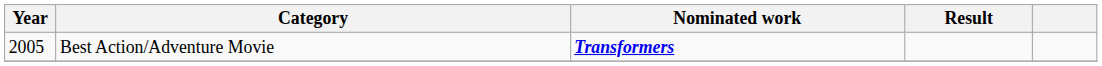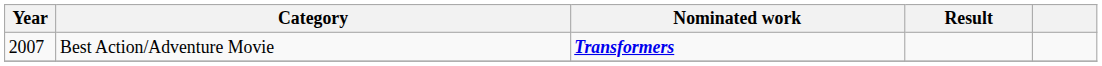(26, 46) 2005 -> (26, 46) 2007
